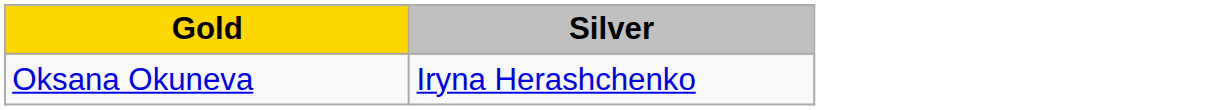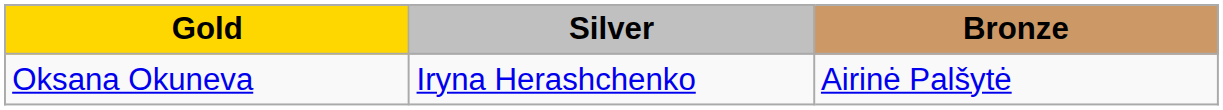+ column: (1016, 29)
